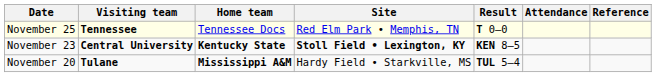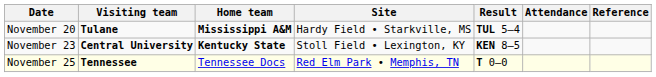rows swapped: (41, 63) <-> (41, 30)
(381, 47) bold -> (381, 47) normal
